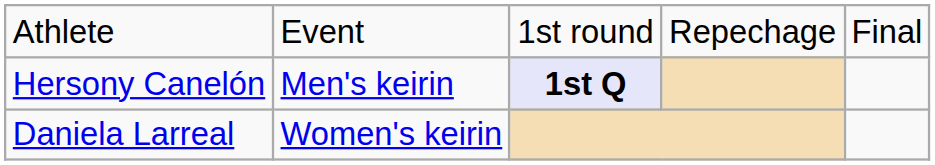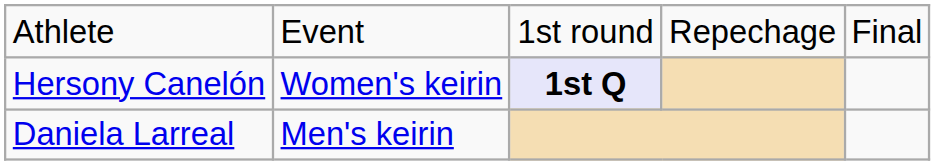(367, 83) Men's keirin -> (391, 83) Women's keirin
(391, 135) Women's keirin -> (367, 135) Men's keirin
